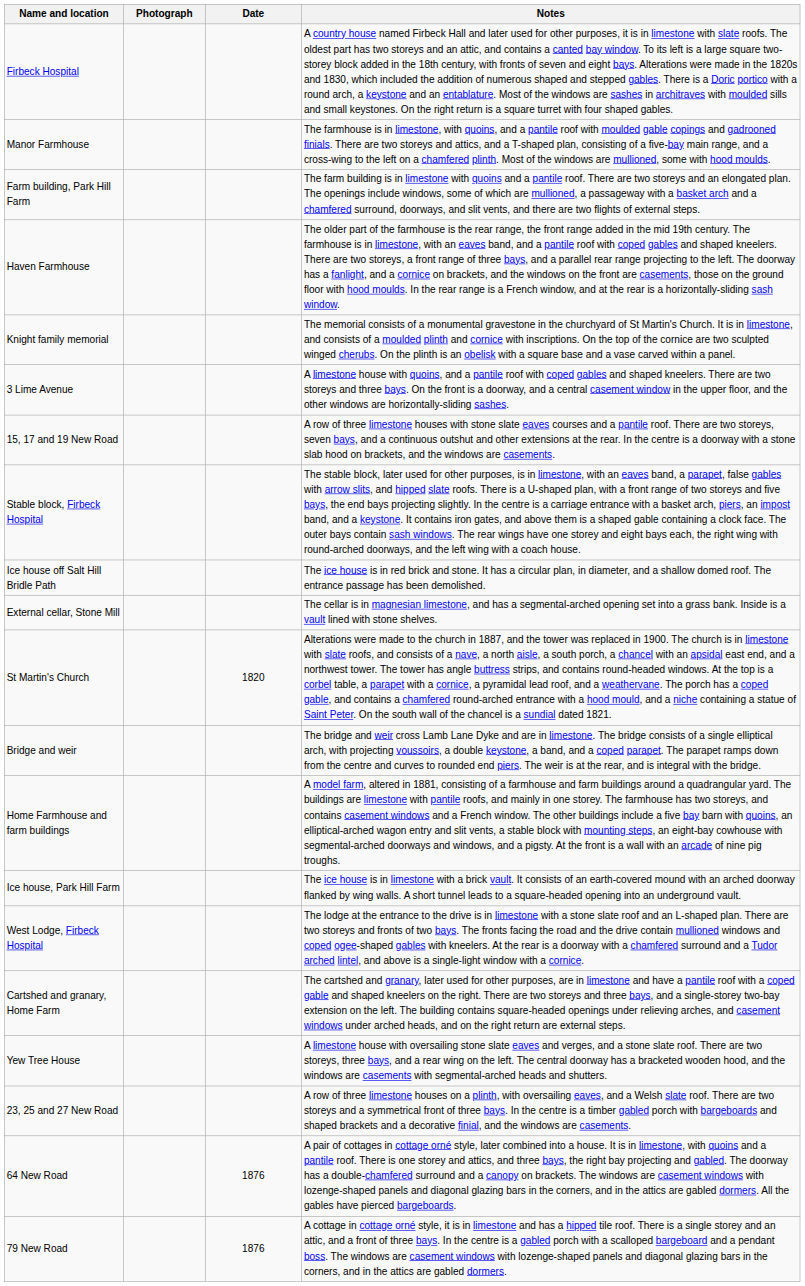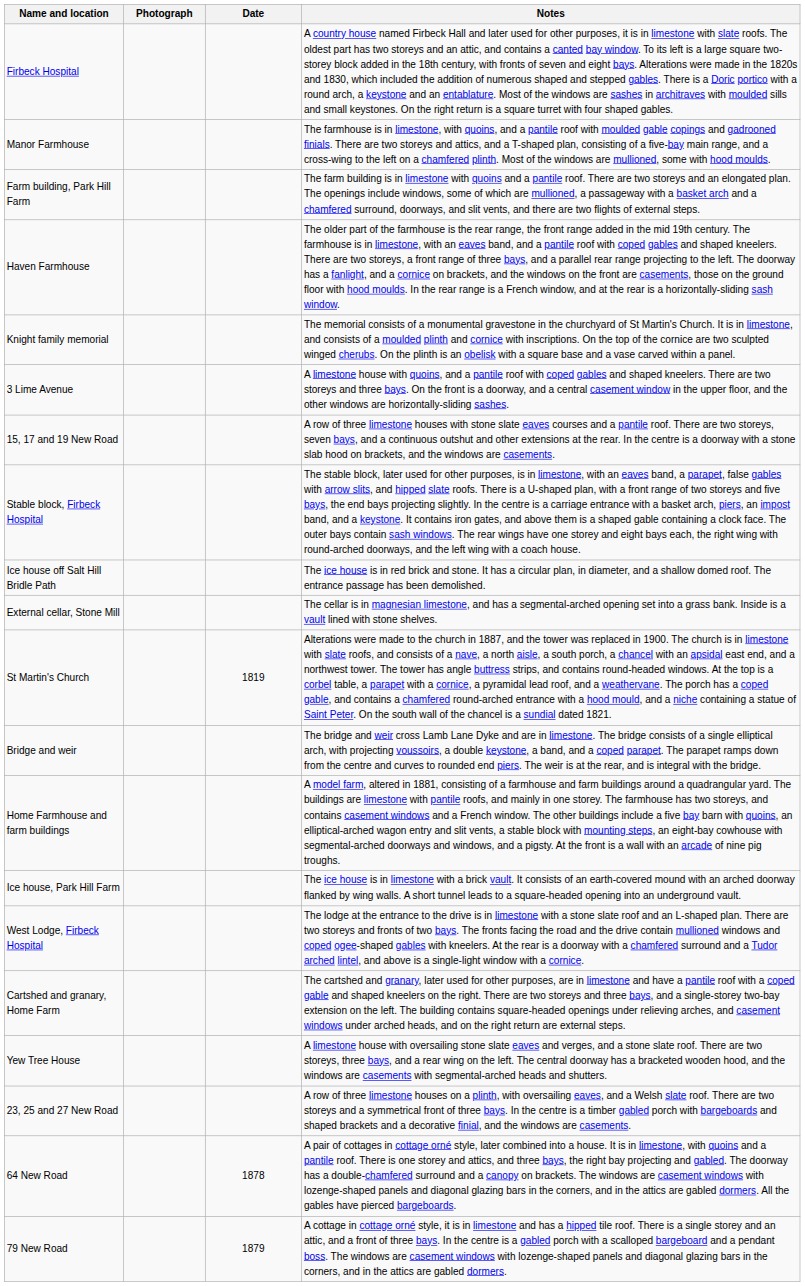(253, 677) 1820 -> (253, 677) 1819
(253, 1176) 1876 -> (253, 1176) 1878
(253, 1248) 1876 -> (253, 1248) 1879
